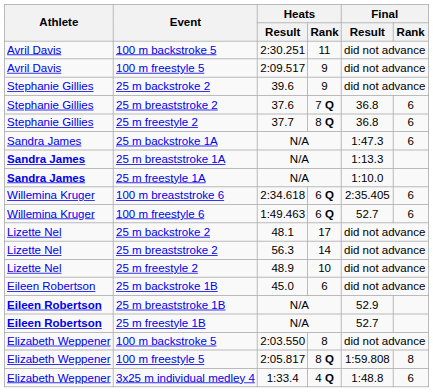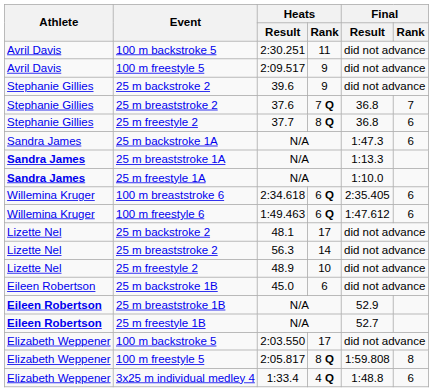(411, 105) 6 -> (411, 105) 7
(367, 214) 52.7 -> (367, 214) 1:47.612
(325, 341) 8 -> (325, 341) 17
